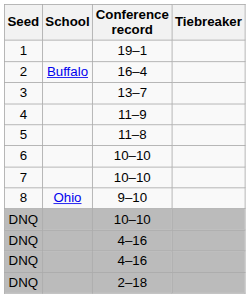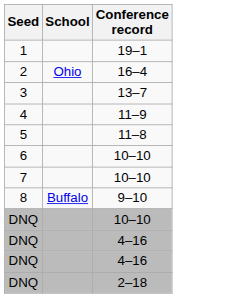- column: (208, 22)
(67, 72) Buffalo -> (67, 72) Ohio
(67, 198) Ohio -> (67, 198) Buffalo
